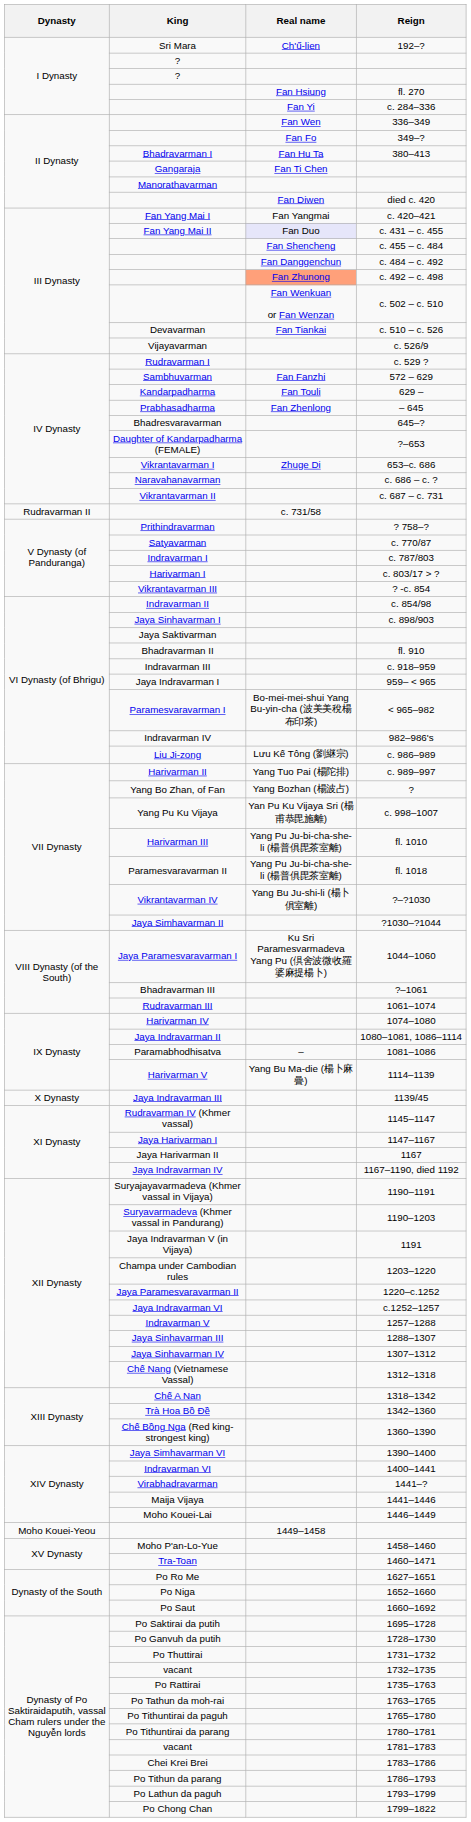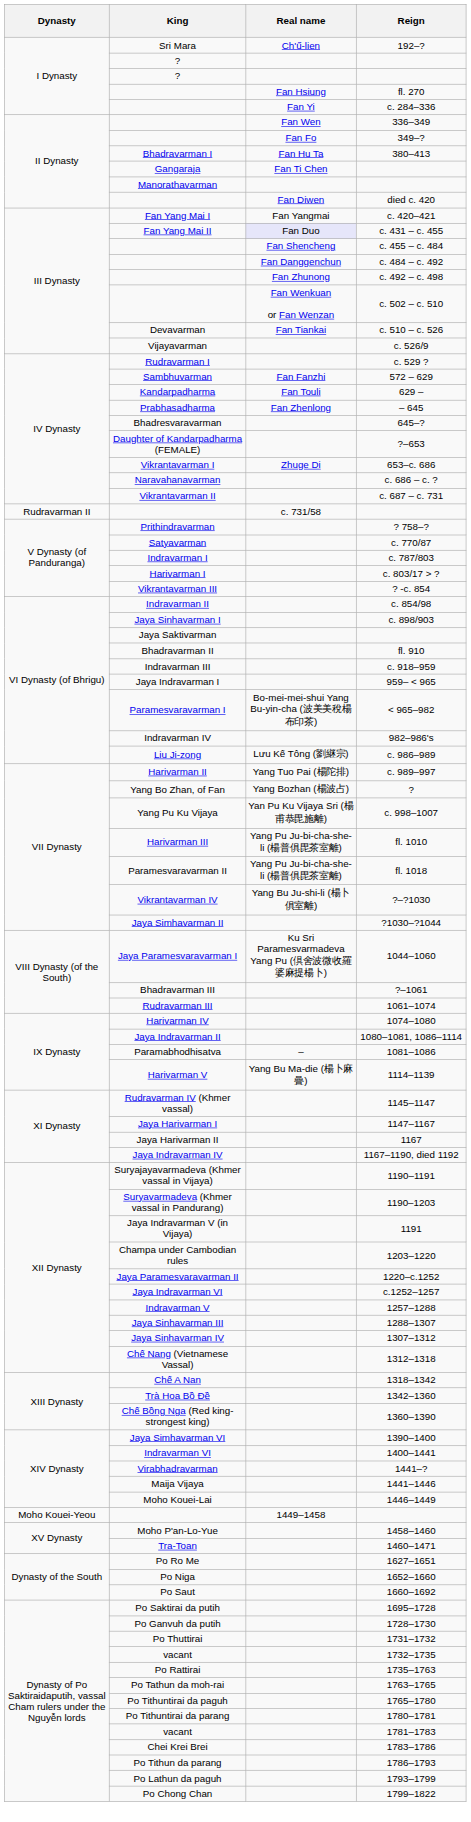(301, 277) lightsalmon background -> (301, 277) no background
- row: (178, 1097)
